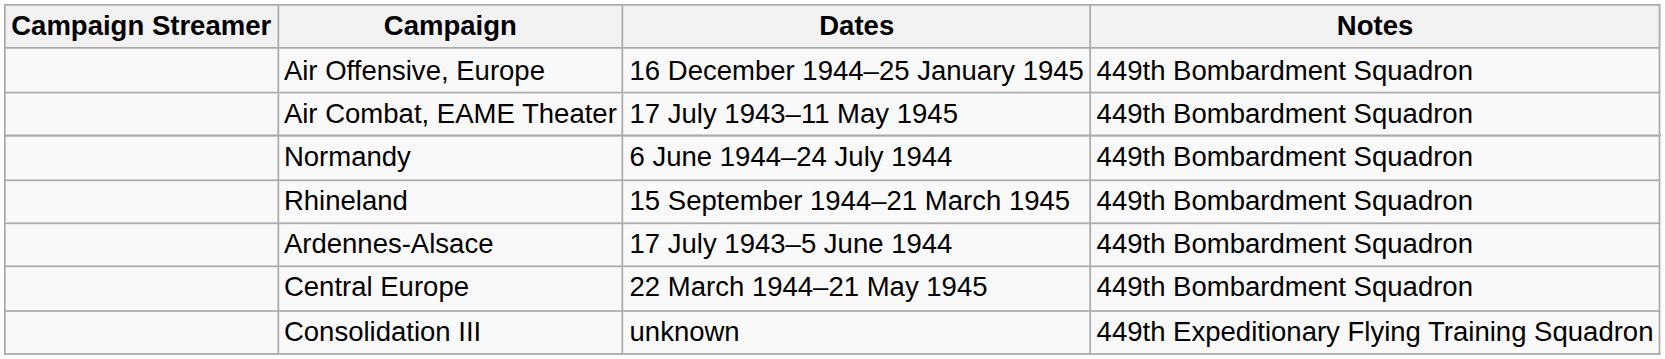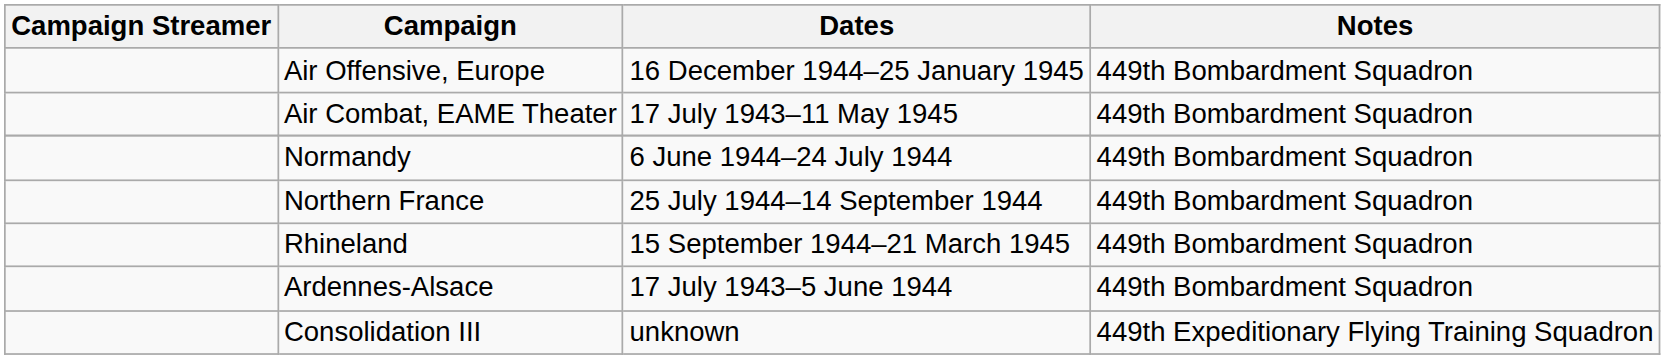+ row: (384, 200)
- row: (376, 288)
